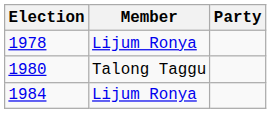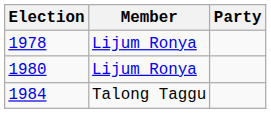(149, 69) Talong Taggu -> (144, 69) Lijum Ronya
(144, 95) Lijum Ronya -> (149, 95) Talong Taggu
